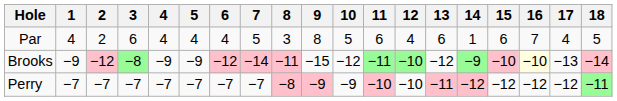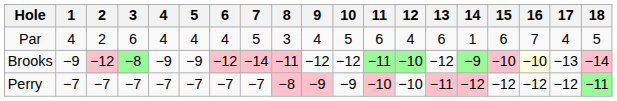(317, 38) 8 -> (317, 38) 4
(317, 61) −15 -> (317, 61) −12
